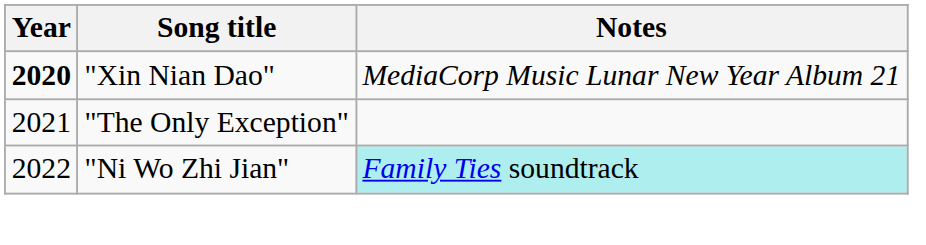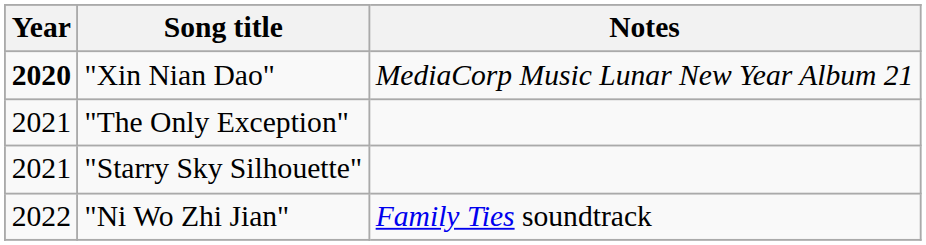+ row: (223, 168)
(501, 168) paleturquoise background -> (514, 215) no background
